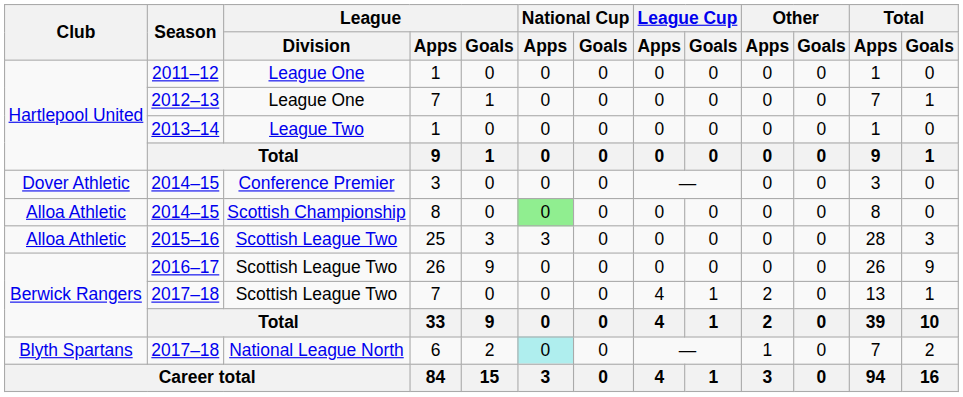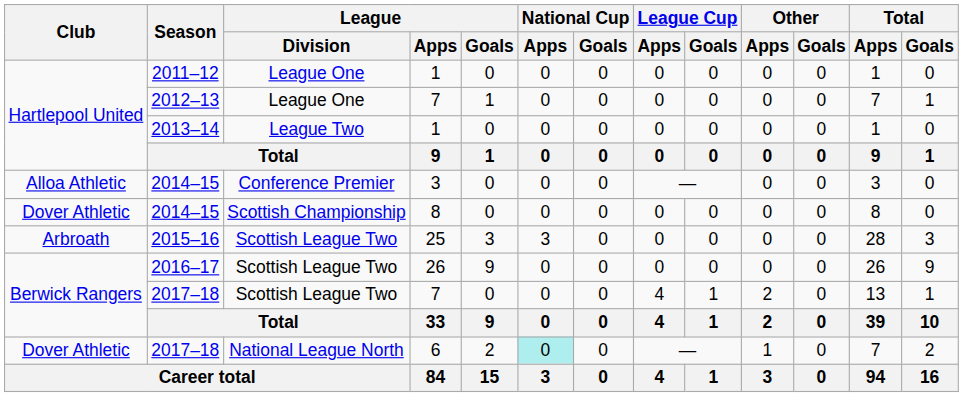(76, 184) Dover Athletic -> (76, 184) Alloa Athletic
(76, 211) Alloa Athletic -> (76, 211) Dover Athletic
(545, 211) lightgreen background -> (545, 211) no background
(76, 239) Alloa Athletic -> (76, 239) Arbroath
(76, 350) Blyth Spartans -> (76, 350) Dover Athletic
